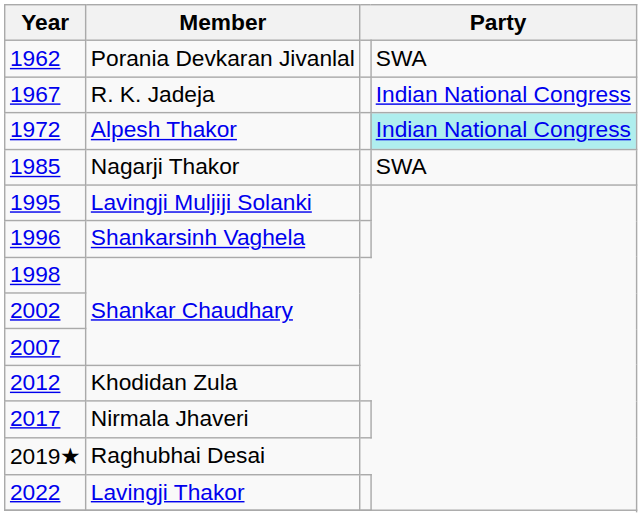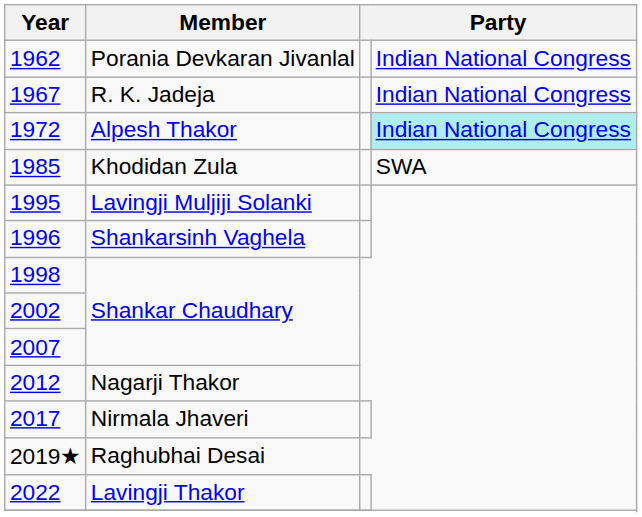(401, 58) SWA -> (503, 58) Indian National Congress
(165, 166) Nagarji Thakor -> (164, 166) Khodidan Zula
(164, 382) Khodidan Zula -> (165, 382) Nagarji Thakor
